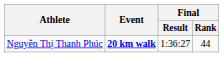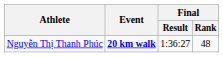(206, 44) 44 -> (206, 44) 48
